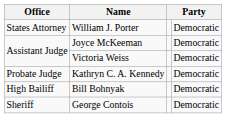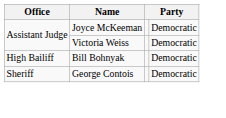- row: (105, 27)
- row: (118, 74)
